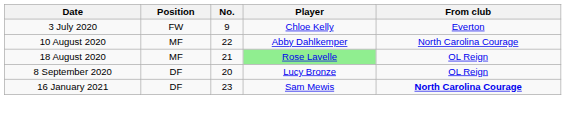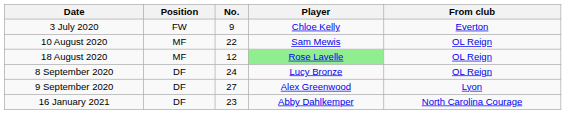(310, 41) Abby Dahlkemper -> (316, 41) Sam Mewis
(468, 41) North Carolina Courage -> (472, 41) OL Reign
(227, 56) 21 -> (232, 56) 12
(227, 71) 20 -> (232, 71) 24
+ row: (74, 86)
(310, 86) Sam Mewis -> (316, 101) Abby Dahlkemper
(468, 86) bold -> (472, 101) normal
